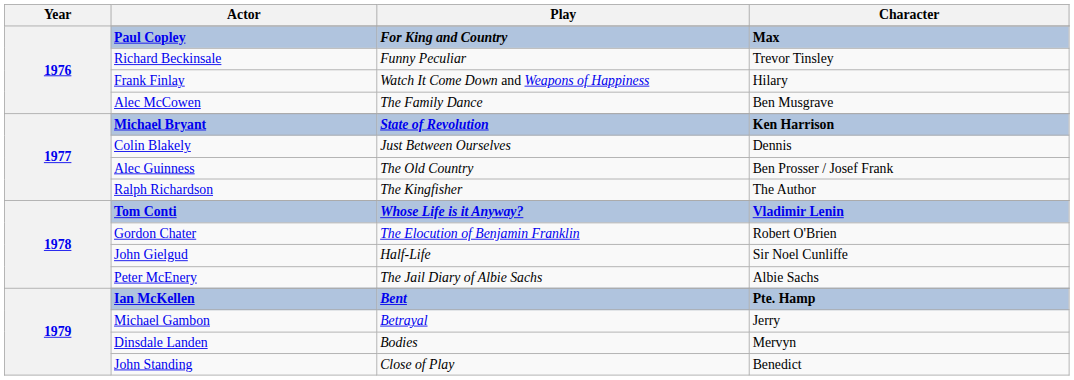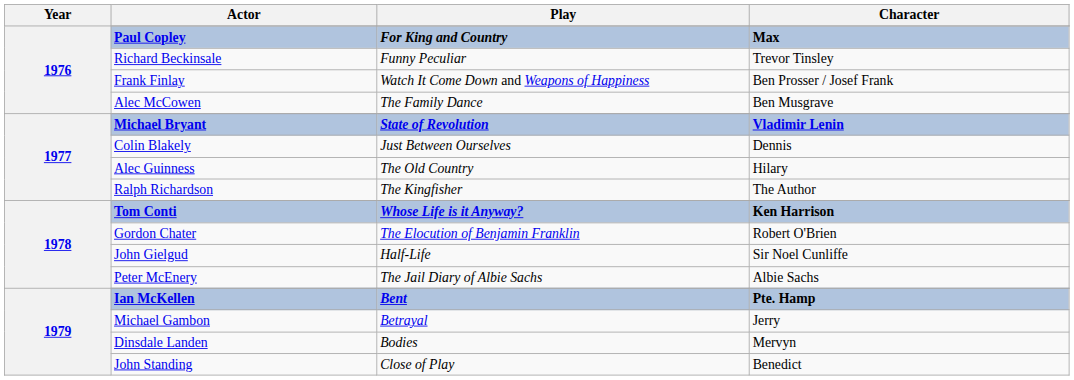(770, 80) Hilary -> (823, 80) Ben Prosser / Josef Frank
(793, 124) Ken Harrison -> (798, 124) Vladimir Lenin
(823, 168) Ben Prosser / Josef Frank -> (770, 168) Hilary
(798, 211) Vladimir Lenin -> (793, 211) Ken Harrison
